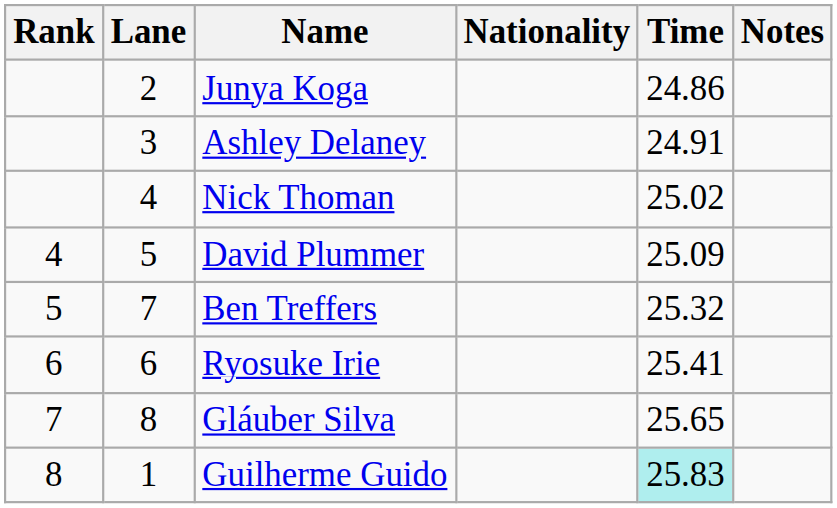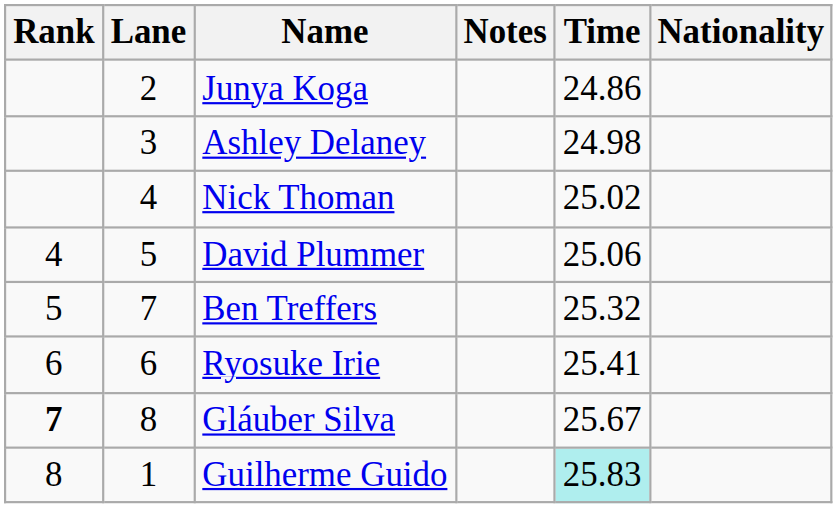columns swapped: (547, 32) <-> (782, 32)
(685, 142) 24.91 -> (602, 142) 24.98
(685, 253) 25.09 -> (602, 253) 25.06
(54, 419) normal -> (54, 419) bold
(685, 419) 25.65 -> (602, 419) 25.67
